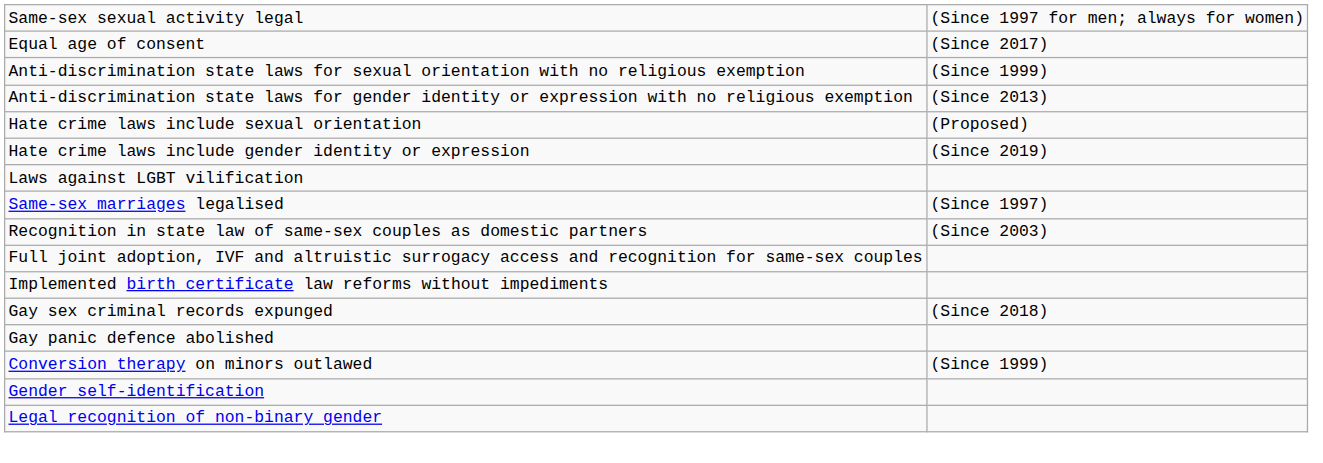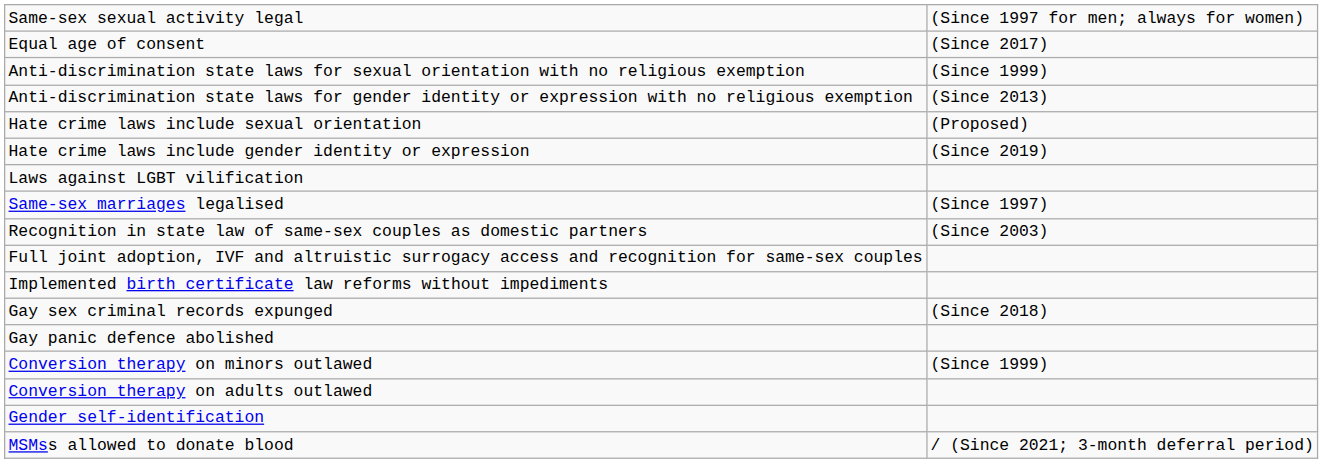+ row: (190, 392)
- row: (195, 418)
+ row: (151, 445)
